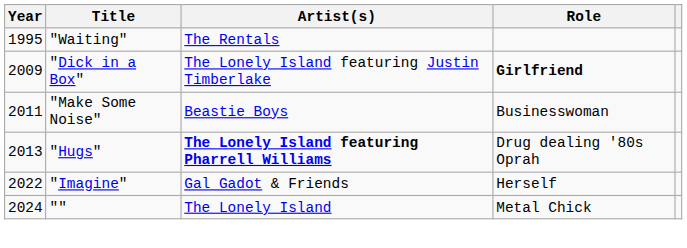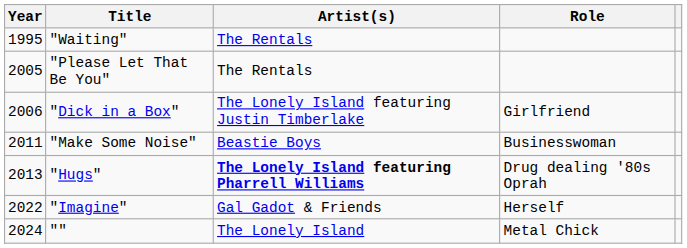+ row: (119, 72)
(25, 72) 2009 -> (25, 112) 2006
(540, 72) bold -> (547, 112) normal
